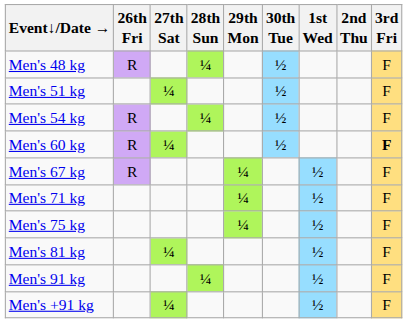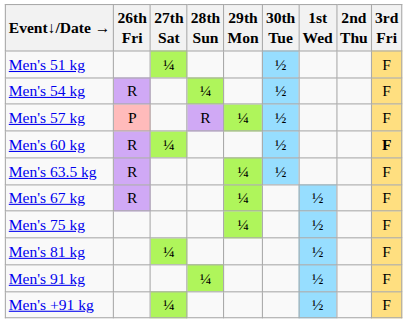- row: (47, 64)
+ row: (47, 118)
+ row: (53, 171)
- row: (47, 198)
